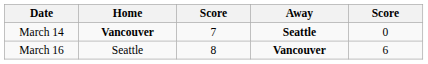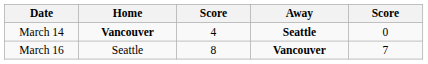(213, 31) 7 -> (213, 31) 4
(385, 50) 6 -> (385, 50) 7
